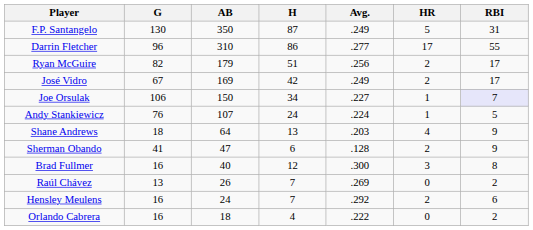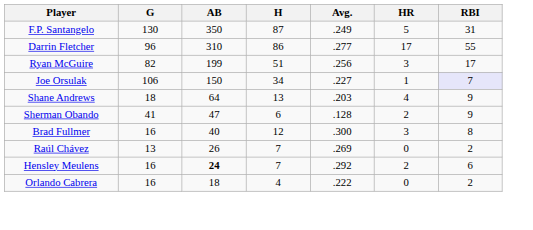(225, 64) 179 -> (214, 64) 199
(427, 64) 2 -> (406, 64) 3
- row: (64, 81)
- row: (64, 115)
(225, 200) normal -> (214, 166) bold
